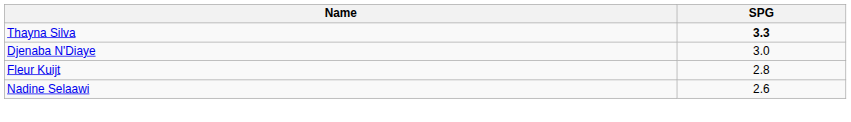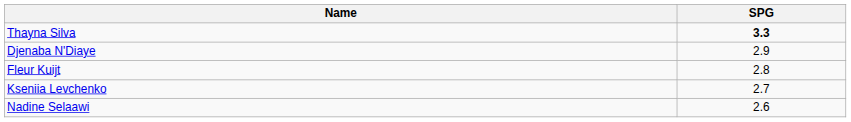(761, 51) 3.0 -> (761, 51) 2.9
+ row: (57, 88)
